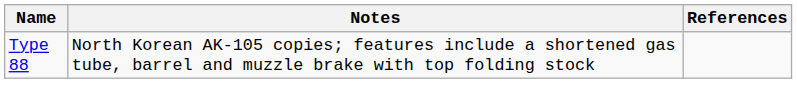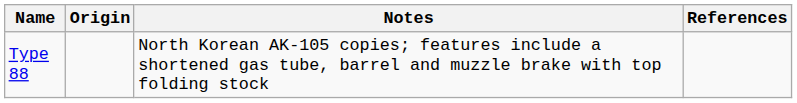+ column: (100, 18)
